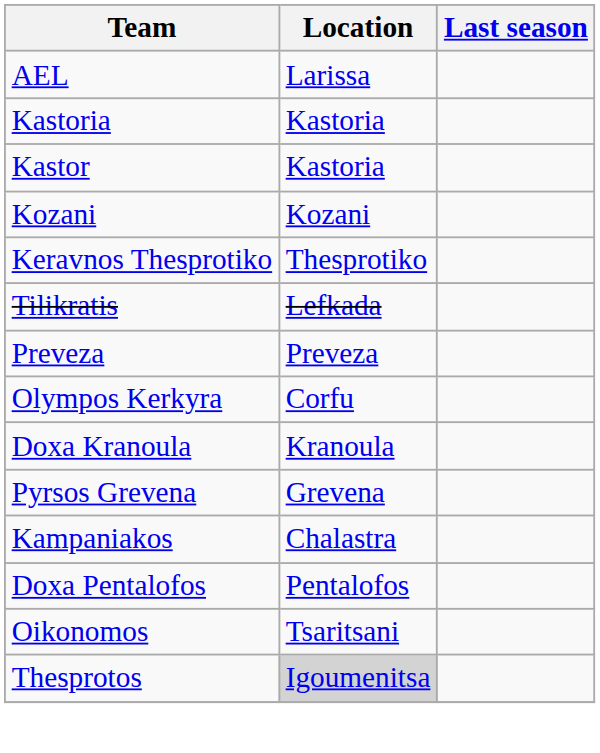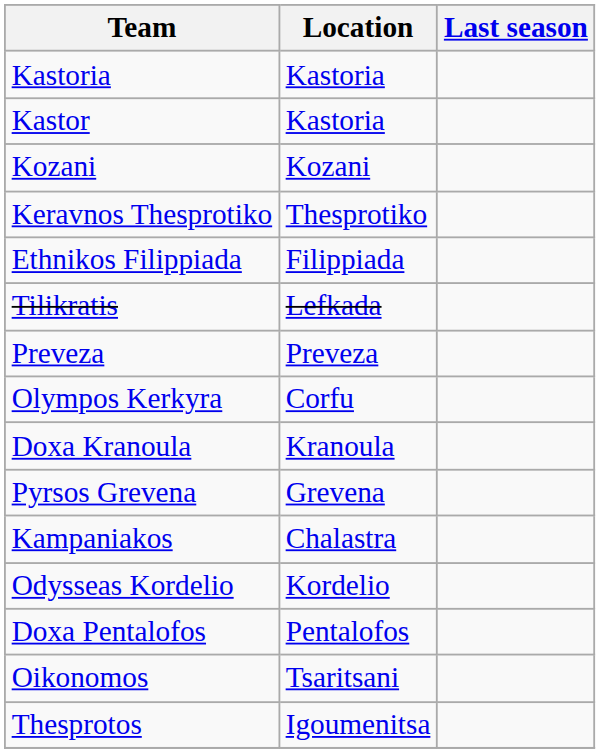- row: (40, 74)
+ row: (127, 259)
+ row: (123, 584)
(358, 677) lightgrey background -> (358, 724) no background
